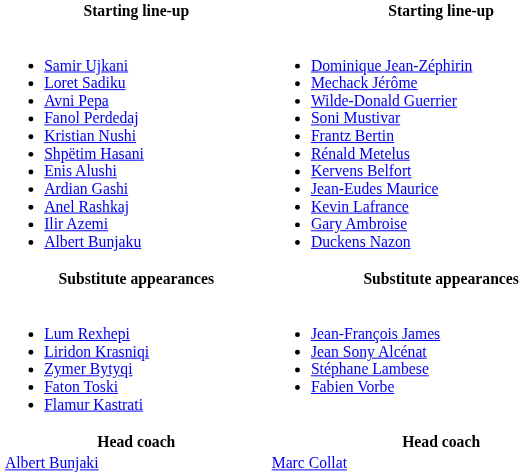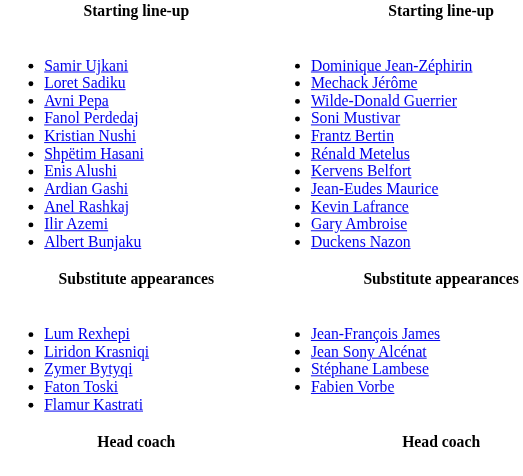- row: (52, 463)
